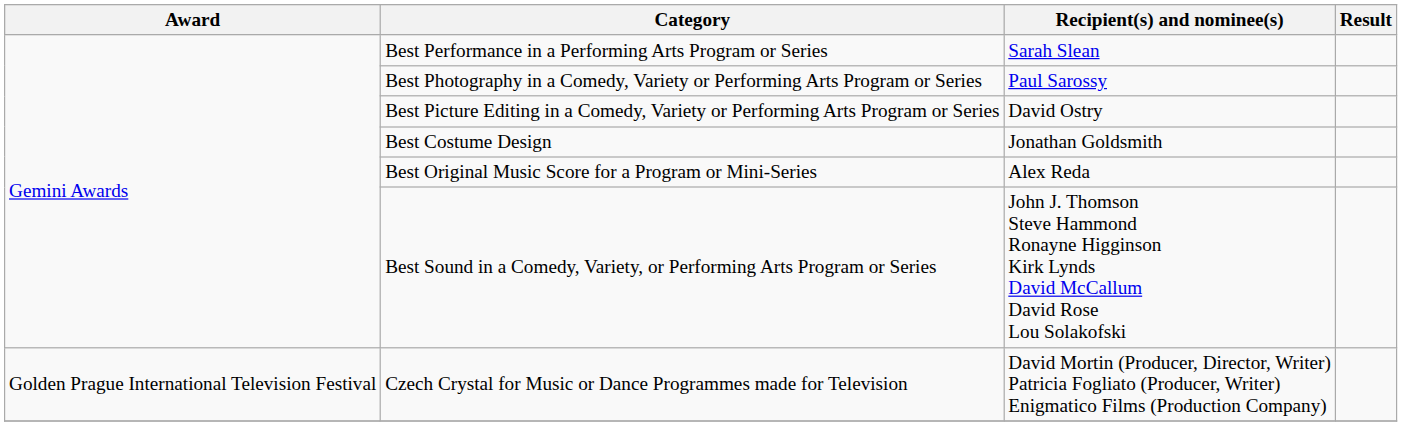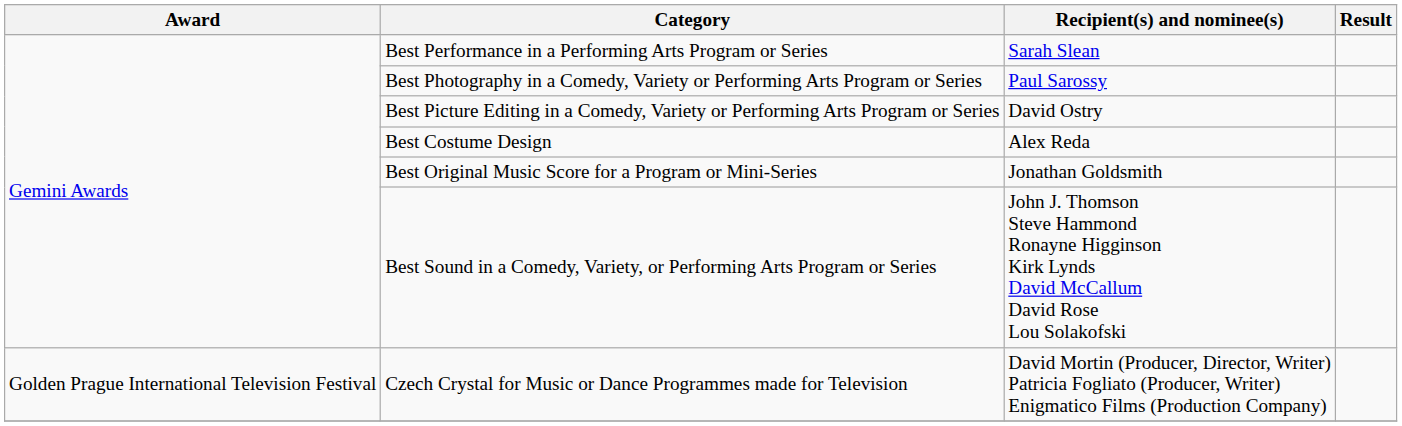(1085, 141) Jonathan Goldsmith -> (1049, 141) Alex Reda
(1049, 171) Alex Reda -> (1085, 171) Jonathan Goldsmith
